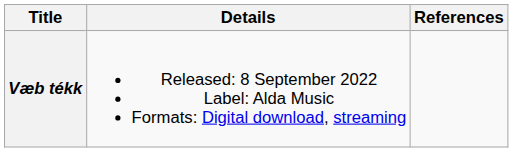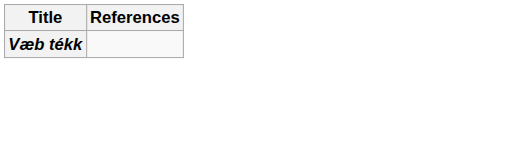- column: (248, 17)
